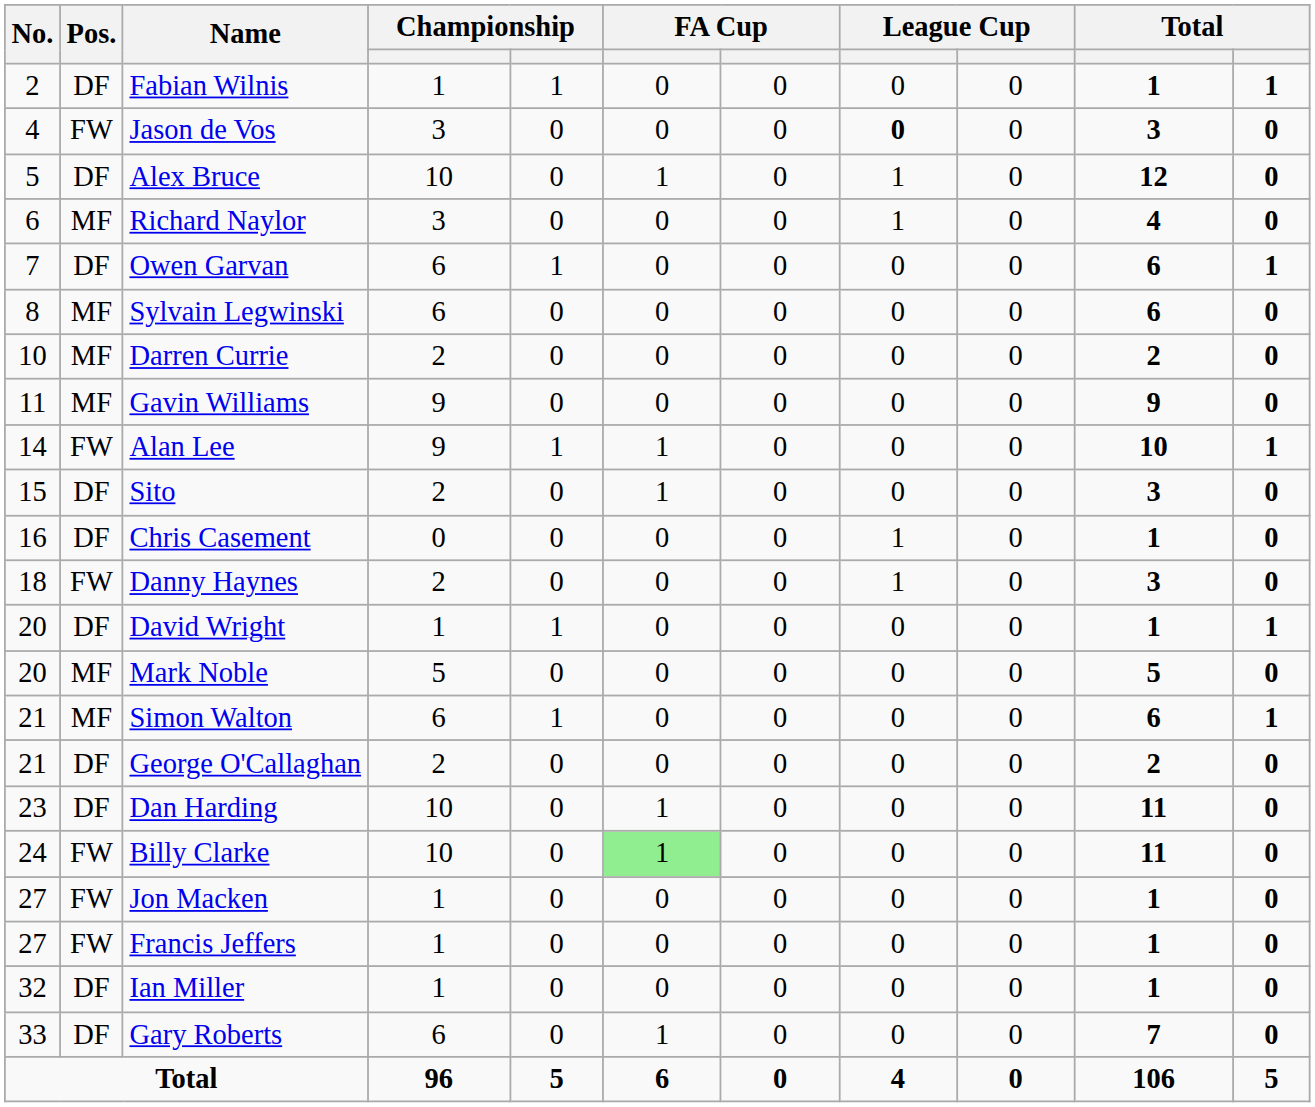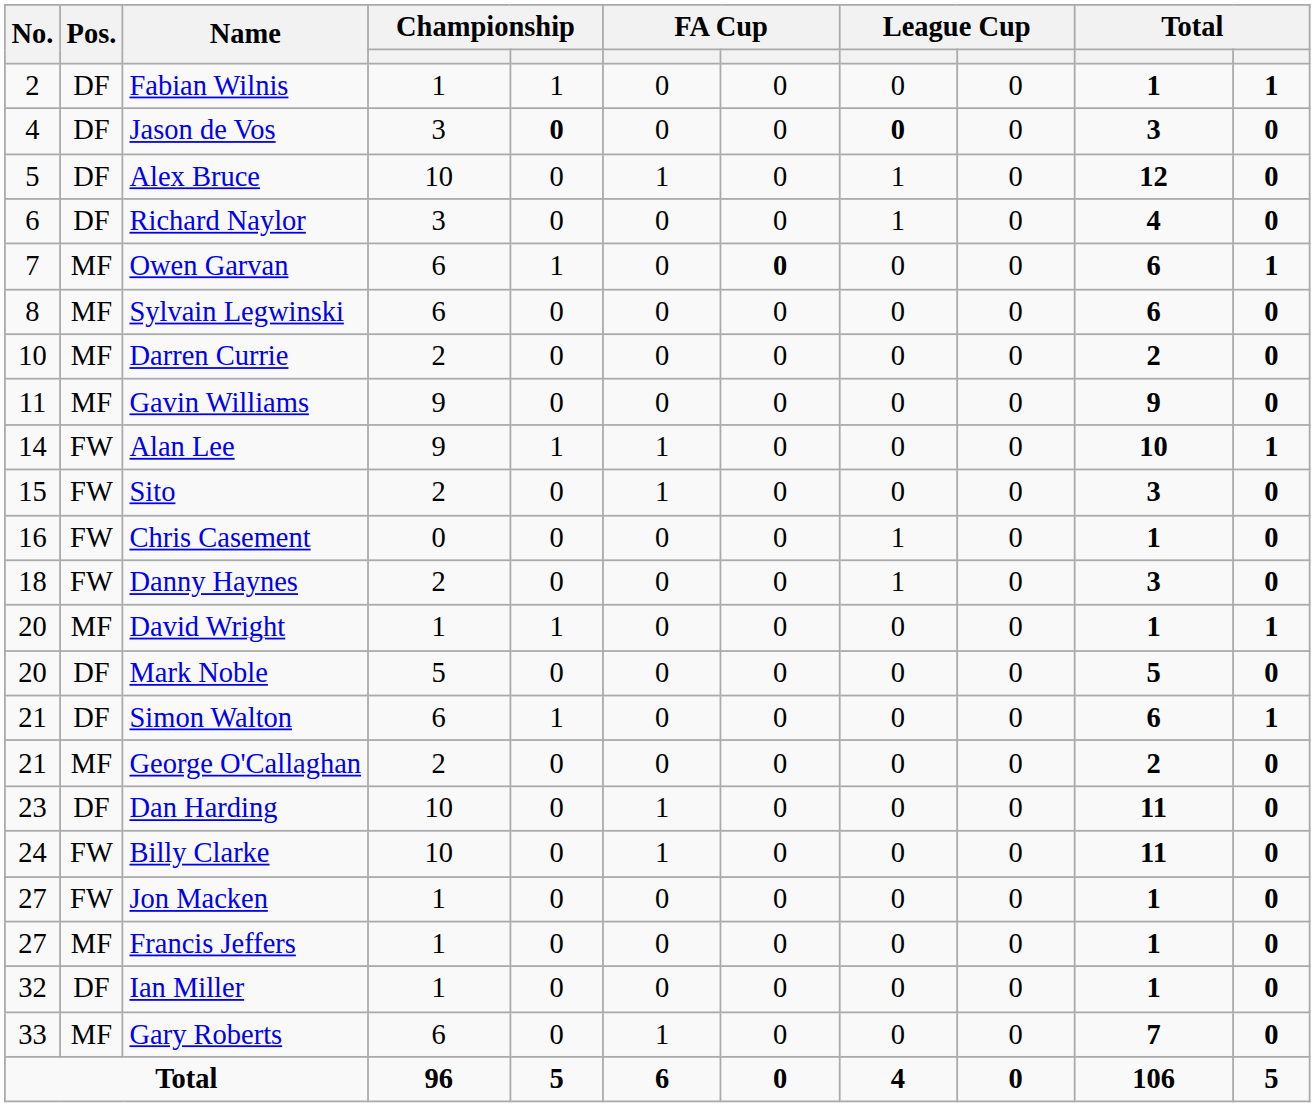(91, 130) FW -> (91, 130) DF
(557, 130) normal -> (557, 130) bold
(91, 220) MF -> (91, 220) DF
(91, 266) DF -> (91, 266) MF
(780, 266) normal -> (780, 266) bold
(91, 491) DF -> (91, 491) FW
(91, 537) DF -> (91, 537) FW
(91, 627) DF -> (91, 627) MF
(91, 672) MF -> (91, 672) DF
(91, 717) MF -> (91, 717) DF
(91, 762) DF -> (91, 762) MF
(662, 853) lightgreen background -> (662, 853) no background
(91, 943) FW -> (91, 943) MF
(91, 1033) DF -> (91, 1033) MF
